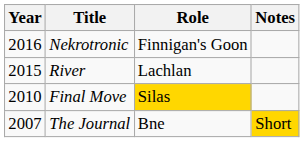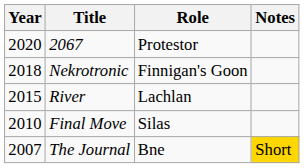+ row: (66, 44)
(25, 44) 2016 -> (25, 70) 2018
(154, 96) gold background -> (154, 123) no background
